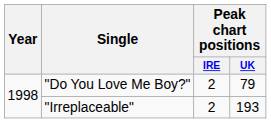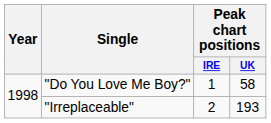(212, 85) 2 -> (212, 85) 1
(248, 85) 79 -> (248, 85) 58
